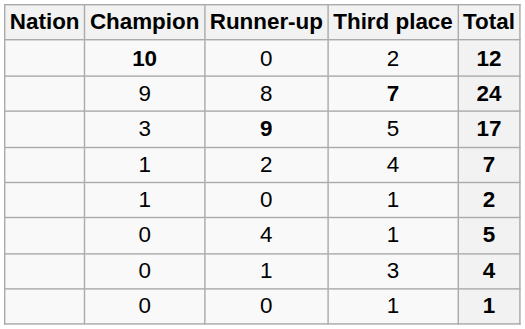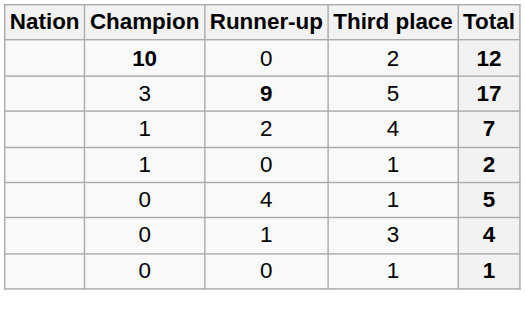- row: (145, 93)
